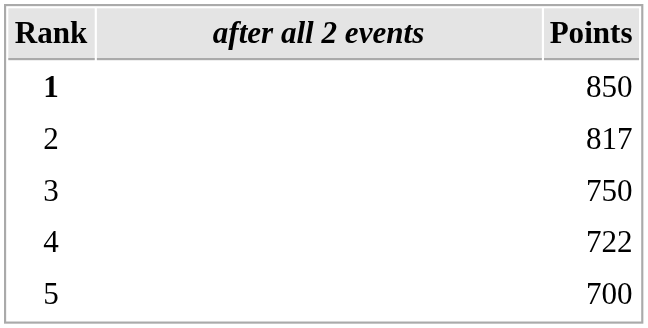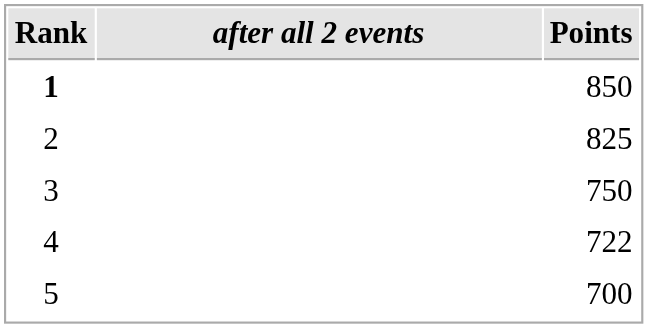(609, 138) 817 -> (609, 138) 825
